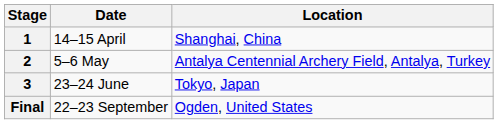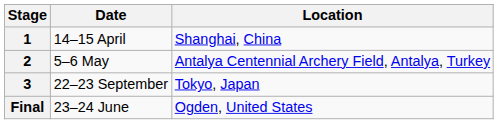(91, 84) 23–24 June -> (111, 84) 22–23 September
(111, 107) 22–23 September -> (91, 107) 23–24 June
